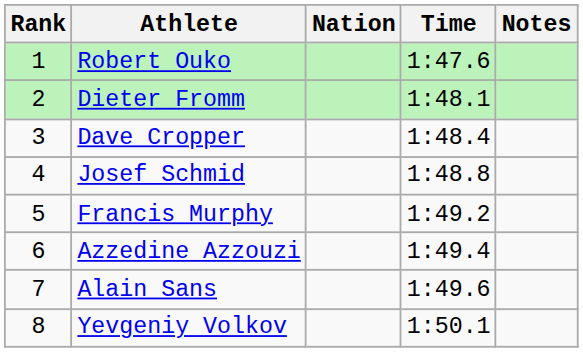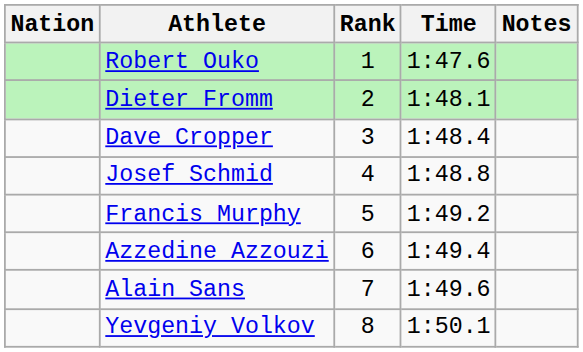columns swapped: (38, 24) <-> (354, 24)
